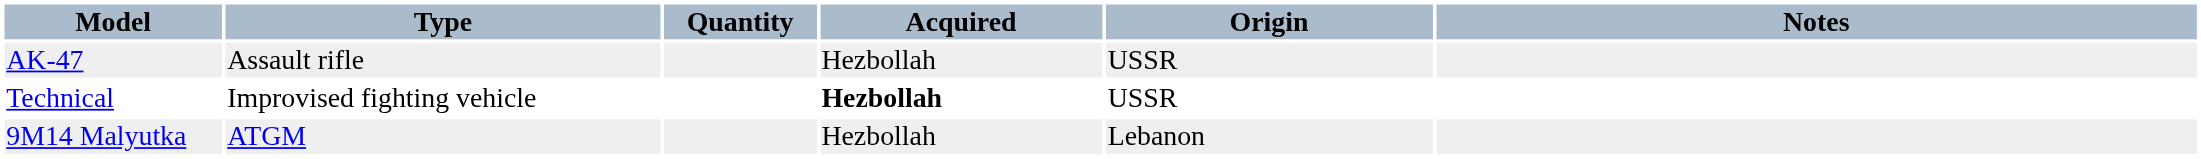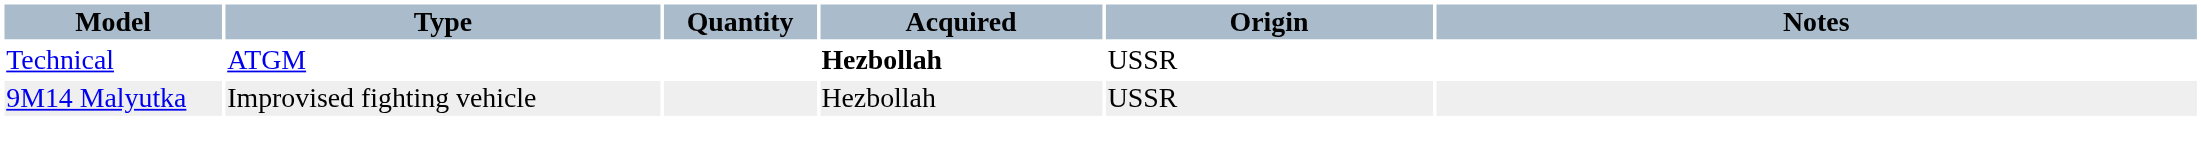- row: (45, 59)
(382, 98) Improvised fighting vehicle -> (267, 59) ATGM
(267, 136) ATGM -> (382, 98) Improvised fighting vehicle
(1156, 136) Lebanon -> (1142, 98) USSR
